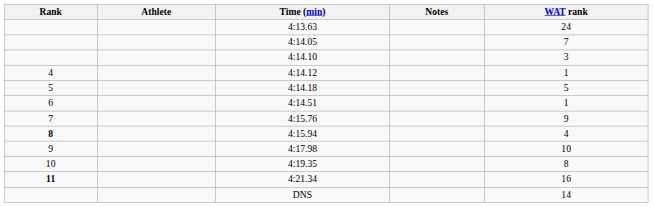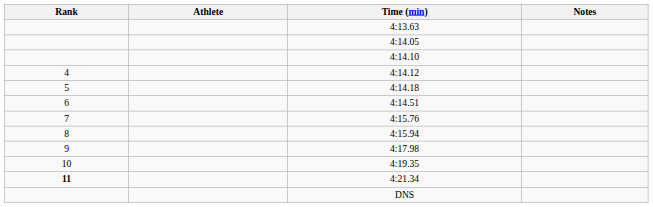- column: (566, 12)
(51, 133) bold -> (67, 133) normal
